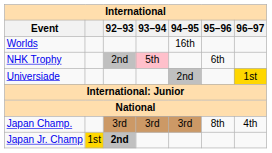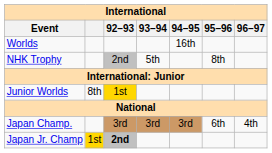(152, 60) pink background -> (153, 60) no background
(218, 60) 6th -> (218, 60) 8th
- row: (33, 76)
+ row: (37, 92)
(218, 124) 8th -> (218, 124) 6th
